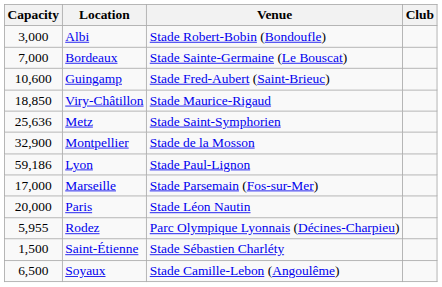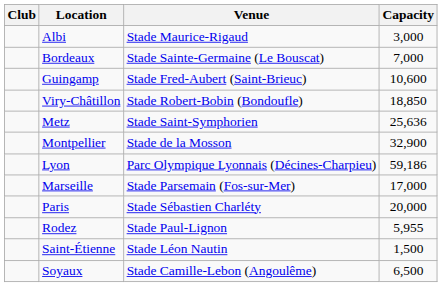columns swapped: (420, 15) <-> (33, 15)
(238, 36) Stade Robert-Bobin (Bondoufle) -> (187, 36) Stade Maurice-Rigaud
(210, 100) Stade Maurice-Rigaud -> (215, 100) Stade Robert-Bobin (Bondoufle)
(200, 164) Stade Paul-Lignon -> (251, 164) Parc Olympique Lyonnais (Décines-Charpieu)
(200, 206) Stade Léon Nautin -> (194, 206) Stade Sébastien Charléty
(275, 228) Parc Olympique Lyonnais (Décines-Charpieu) -> (177, 228) Stade Paul-Lignon
(217, 249) Stade Sébastien Charléty -> (177, 249) Stade Léon Nautin
